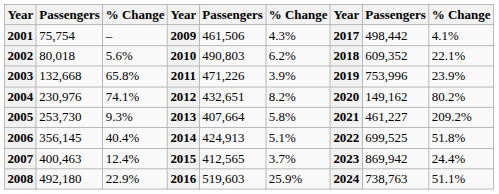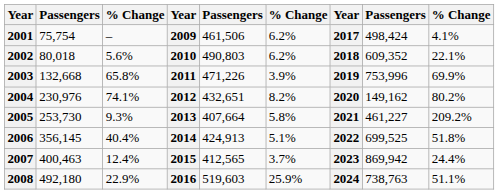(282, 35) 4.3% -> (282, 35) 6.2%
(386, 35) 498,442 -> (386, 35) 498,424
(448, 76) 23.9% -> (448, 76) 69.9%
